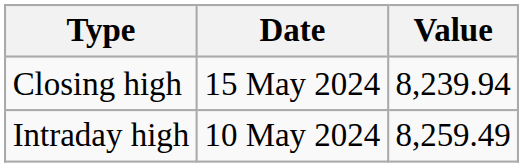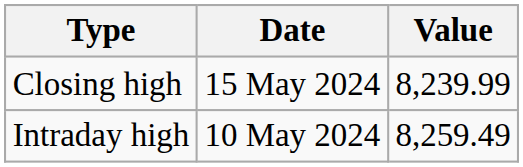(453, 82) 8,239.94 -> (453, 82) 8,239.99
